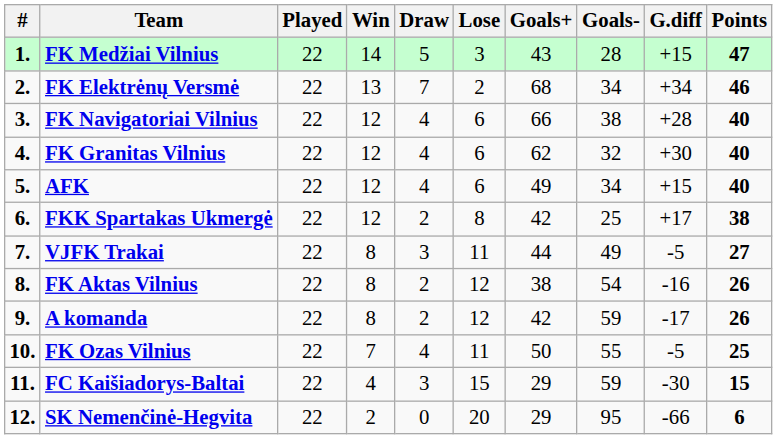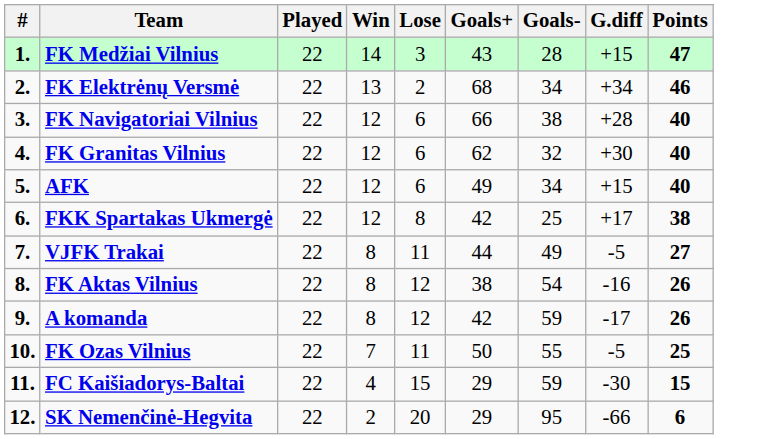- column: (424, 20)
